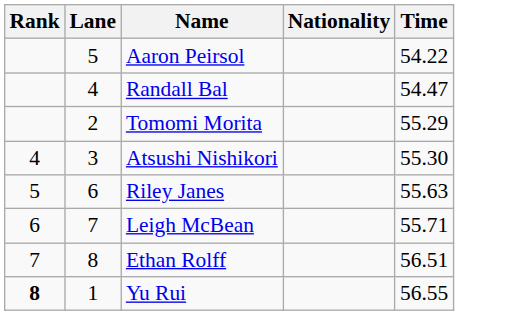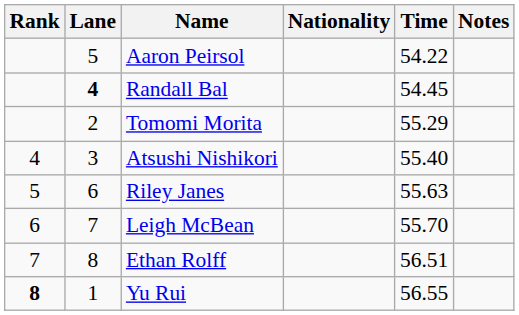+ column: (484, 21)
(93, 89) normal -> (93, 89) bold
(424, 89) 54.47 -> (424, 89) 54.45
(424, 157) 55.30 -> (424, 157) 55.40
(424, 225) 55.71 -> (424, 225) 55.70
